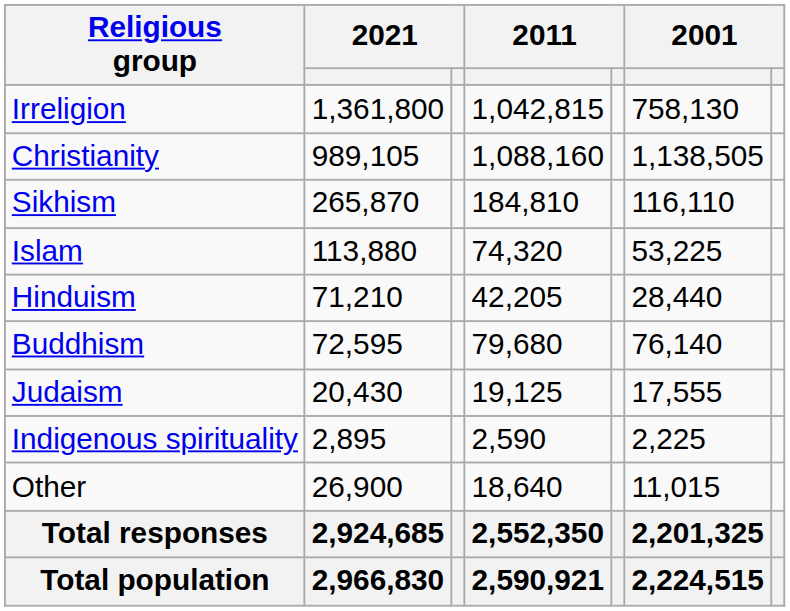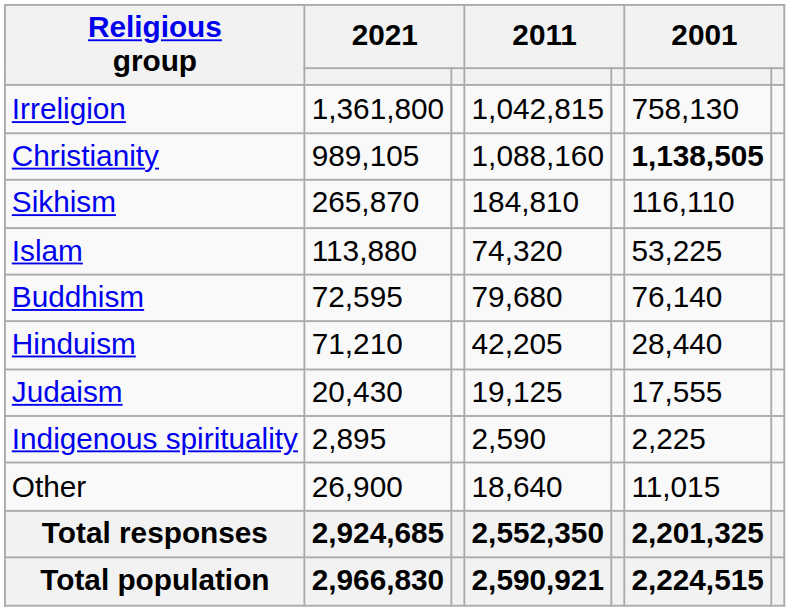(698, 155) normal -> (698, 155) bold
rows swapped: (78, 344) <-> (74, 297)
